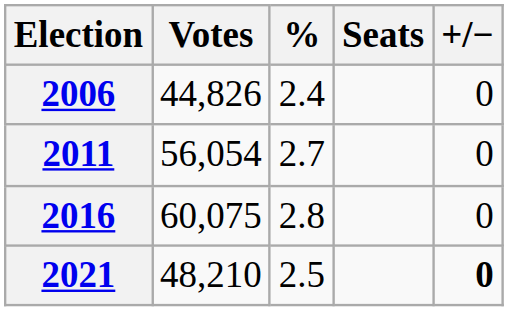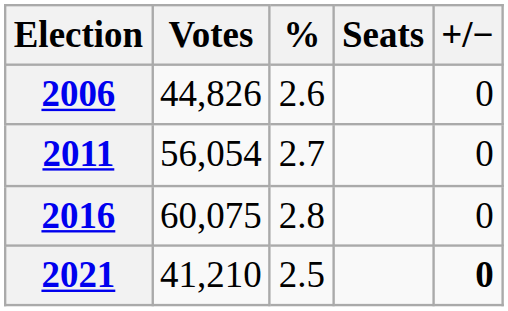(302, 93) 2.4 -> (302, 93) 2.6
(211, 273) 48,210 -> (211, 273) 41,210
